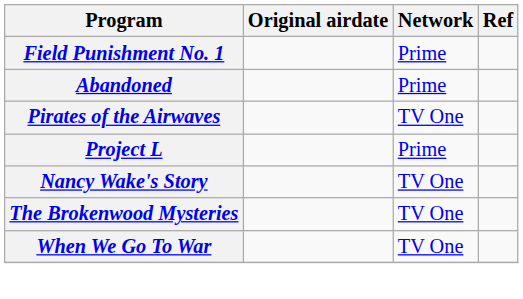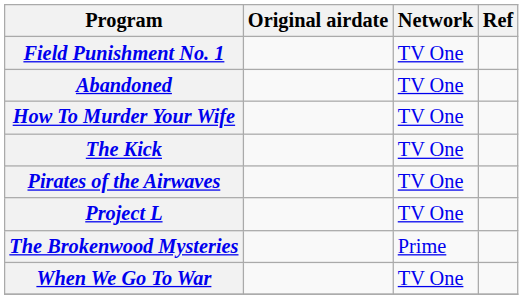(422, 52) Prime -> (431, 52) TV One
(422, 85) Prime -> (431, 85) TV One
+ row: (124, 117)
+ row: (124, 149)
(422, 149) Prime -> (431, 213) TV One
- row: (124, 181)
(431, 213) TV One -> (422, 246) Prime
